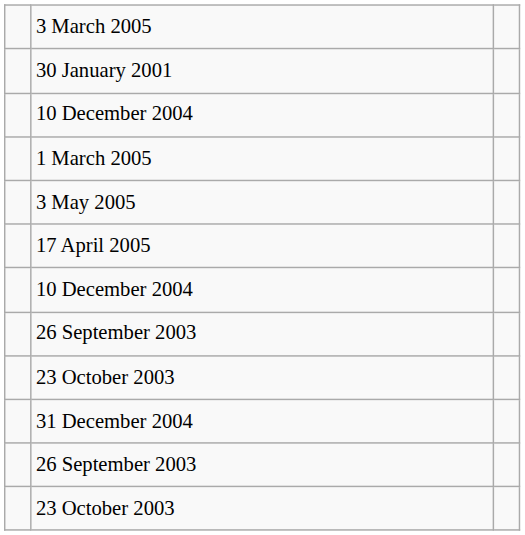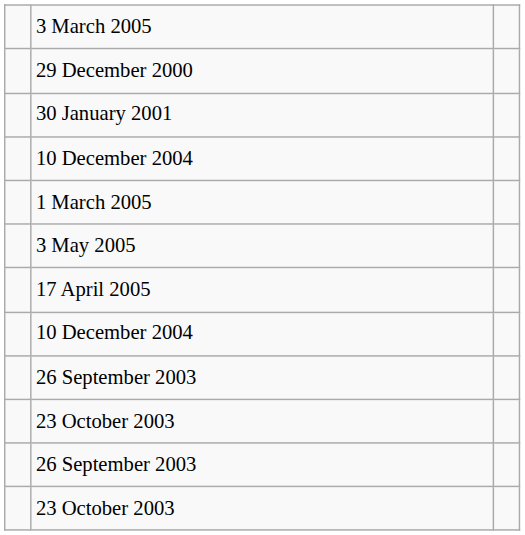+ row: (18, 71)
- row: (18, 421)
